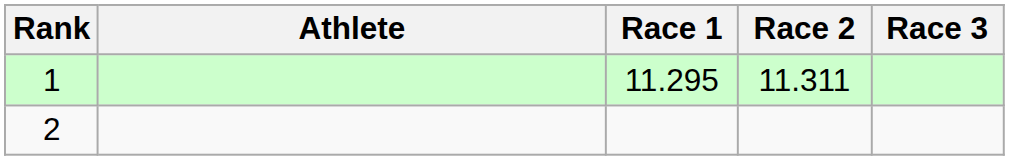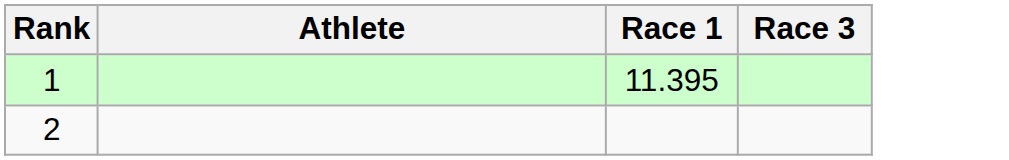- column: (804, 29)
(672, 79) 11.295 -> (672, 79) 11.395
